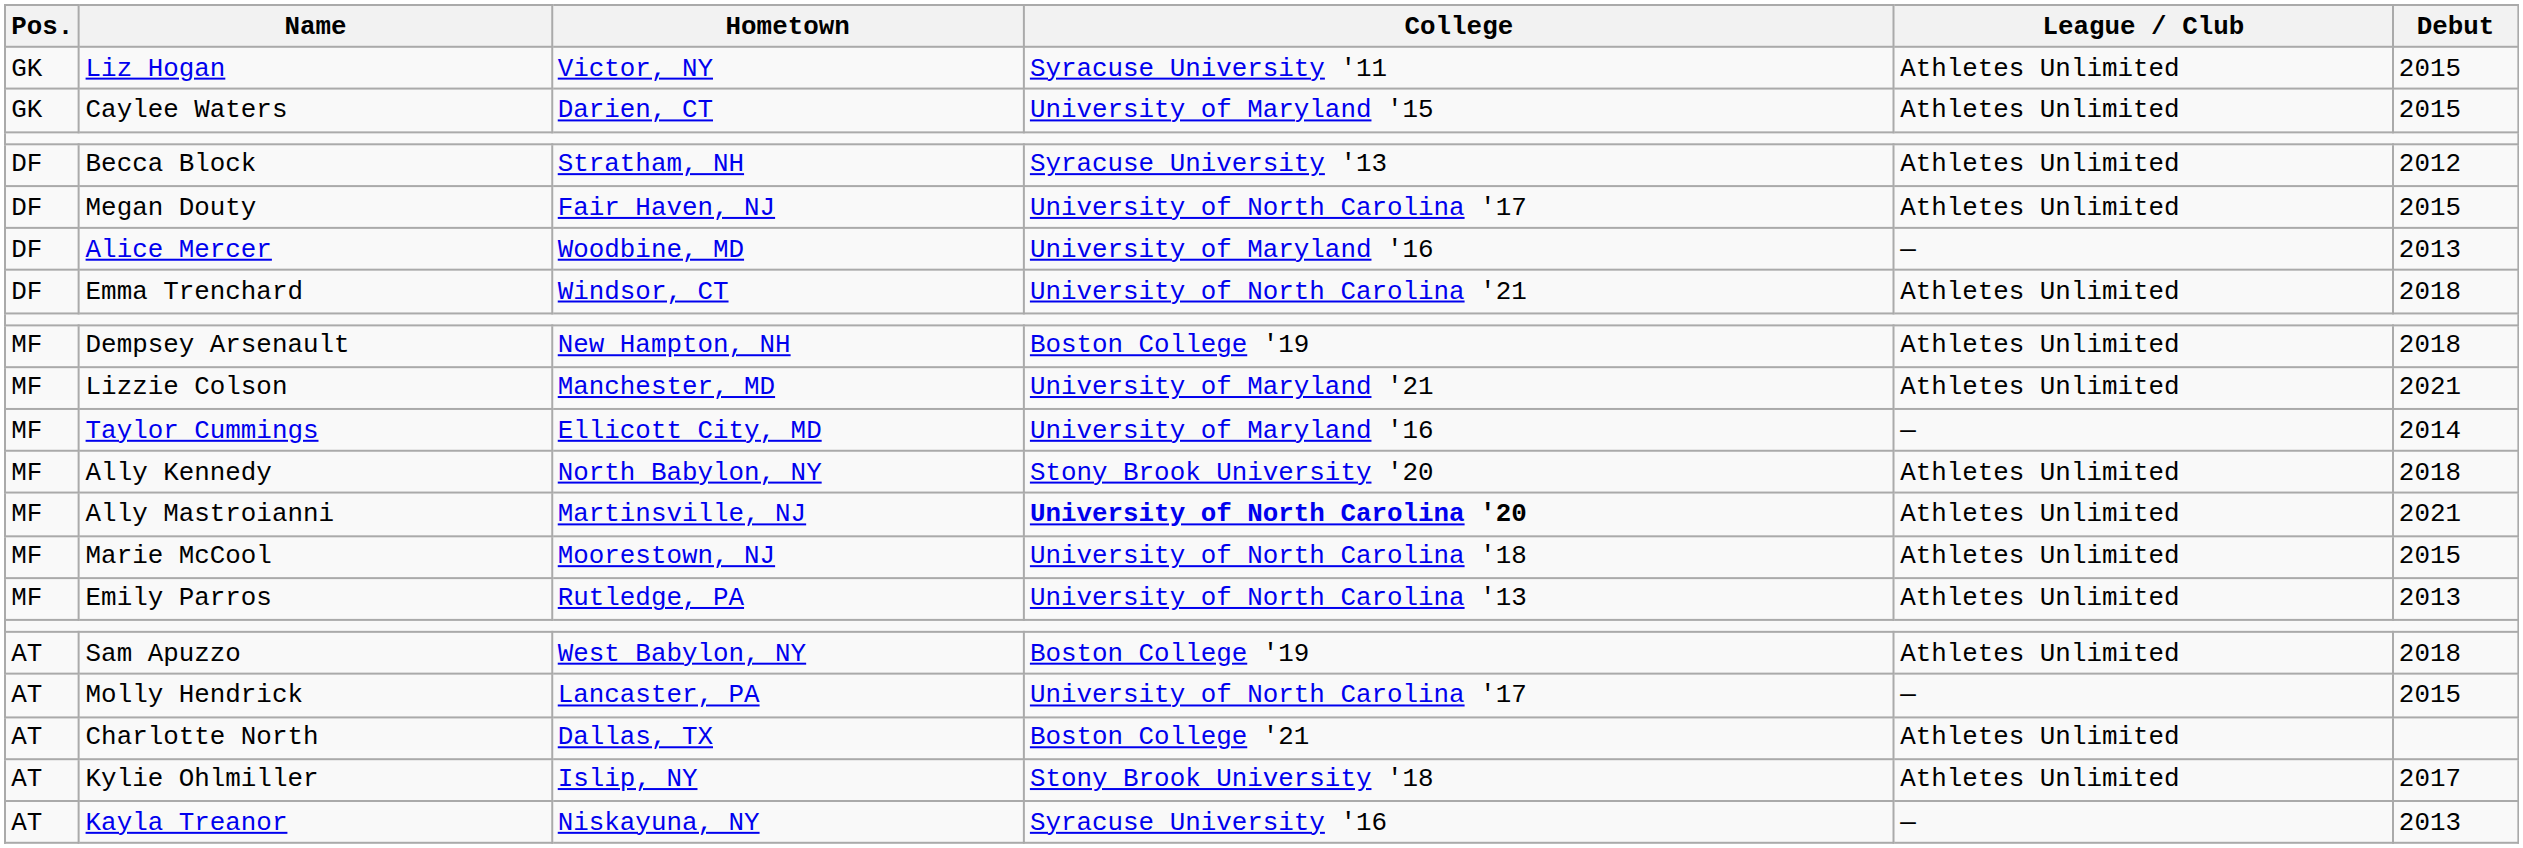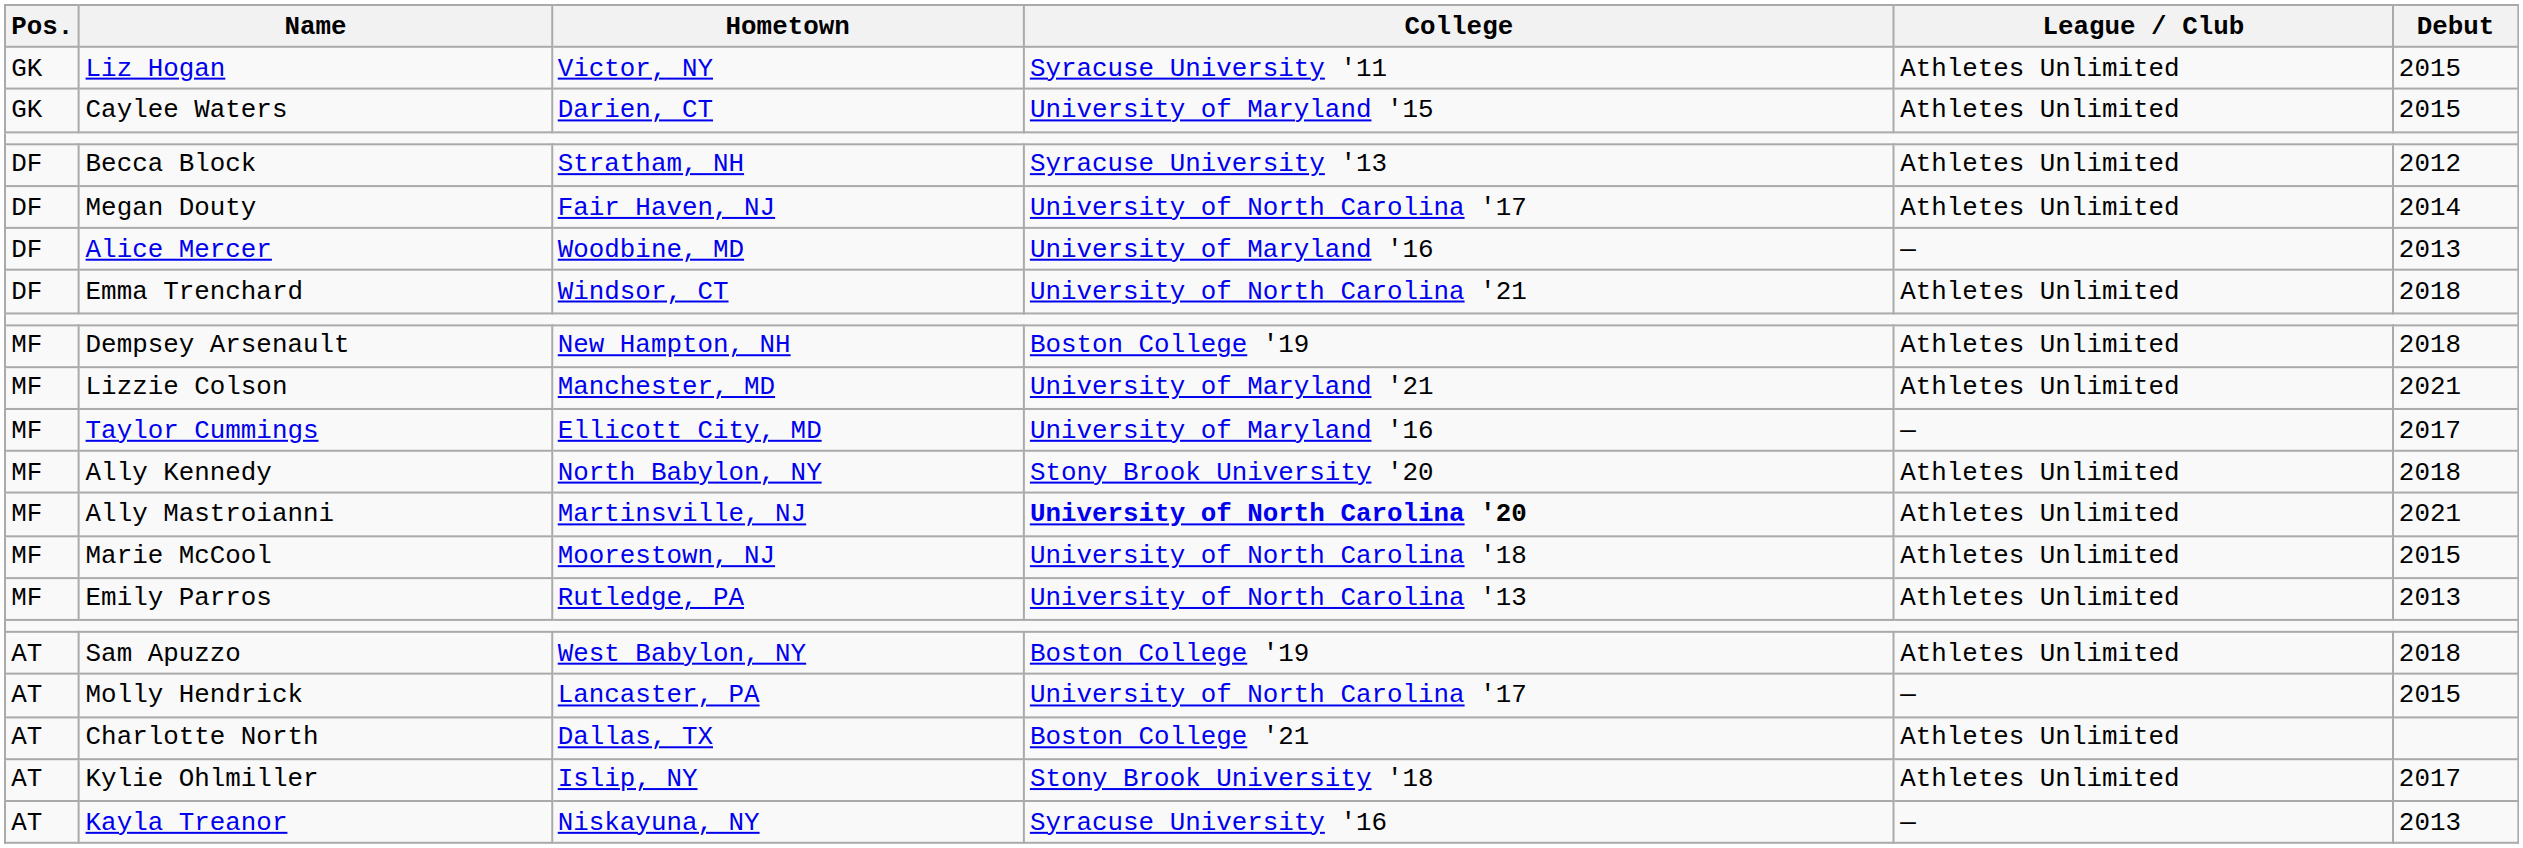(2430, 207) 2015 -> (2430, 207) 2014
(2430, 430) 2014 -> (2430, 430) 2017
